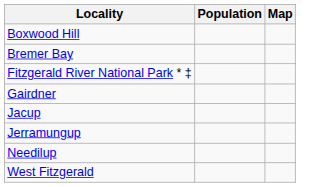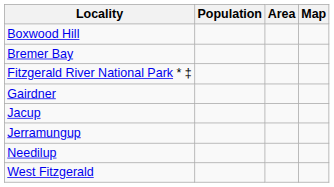+ column: (282, 14)
